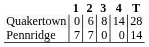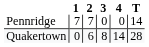rows swapped: (31, 35) <-> (36, 21)
